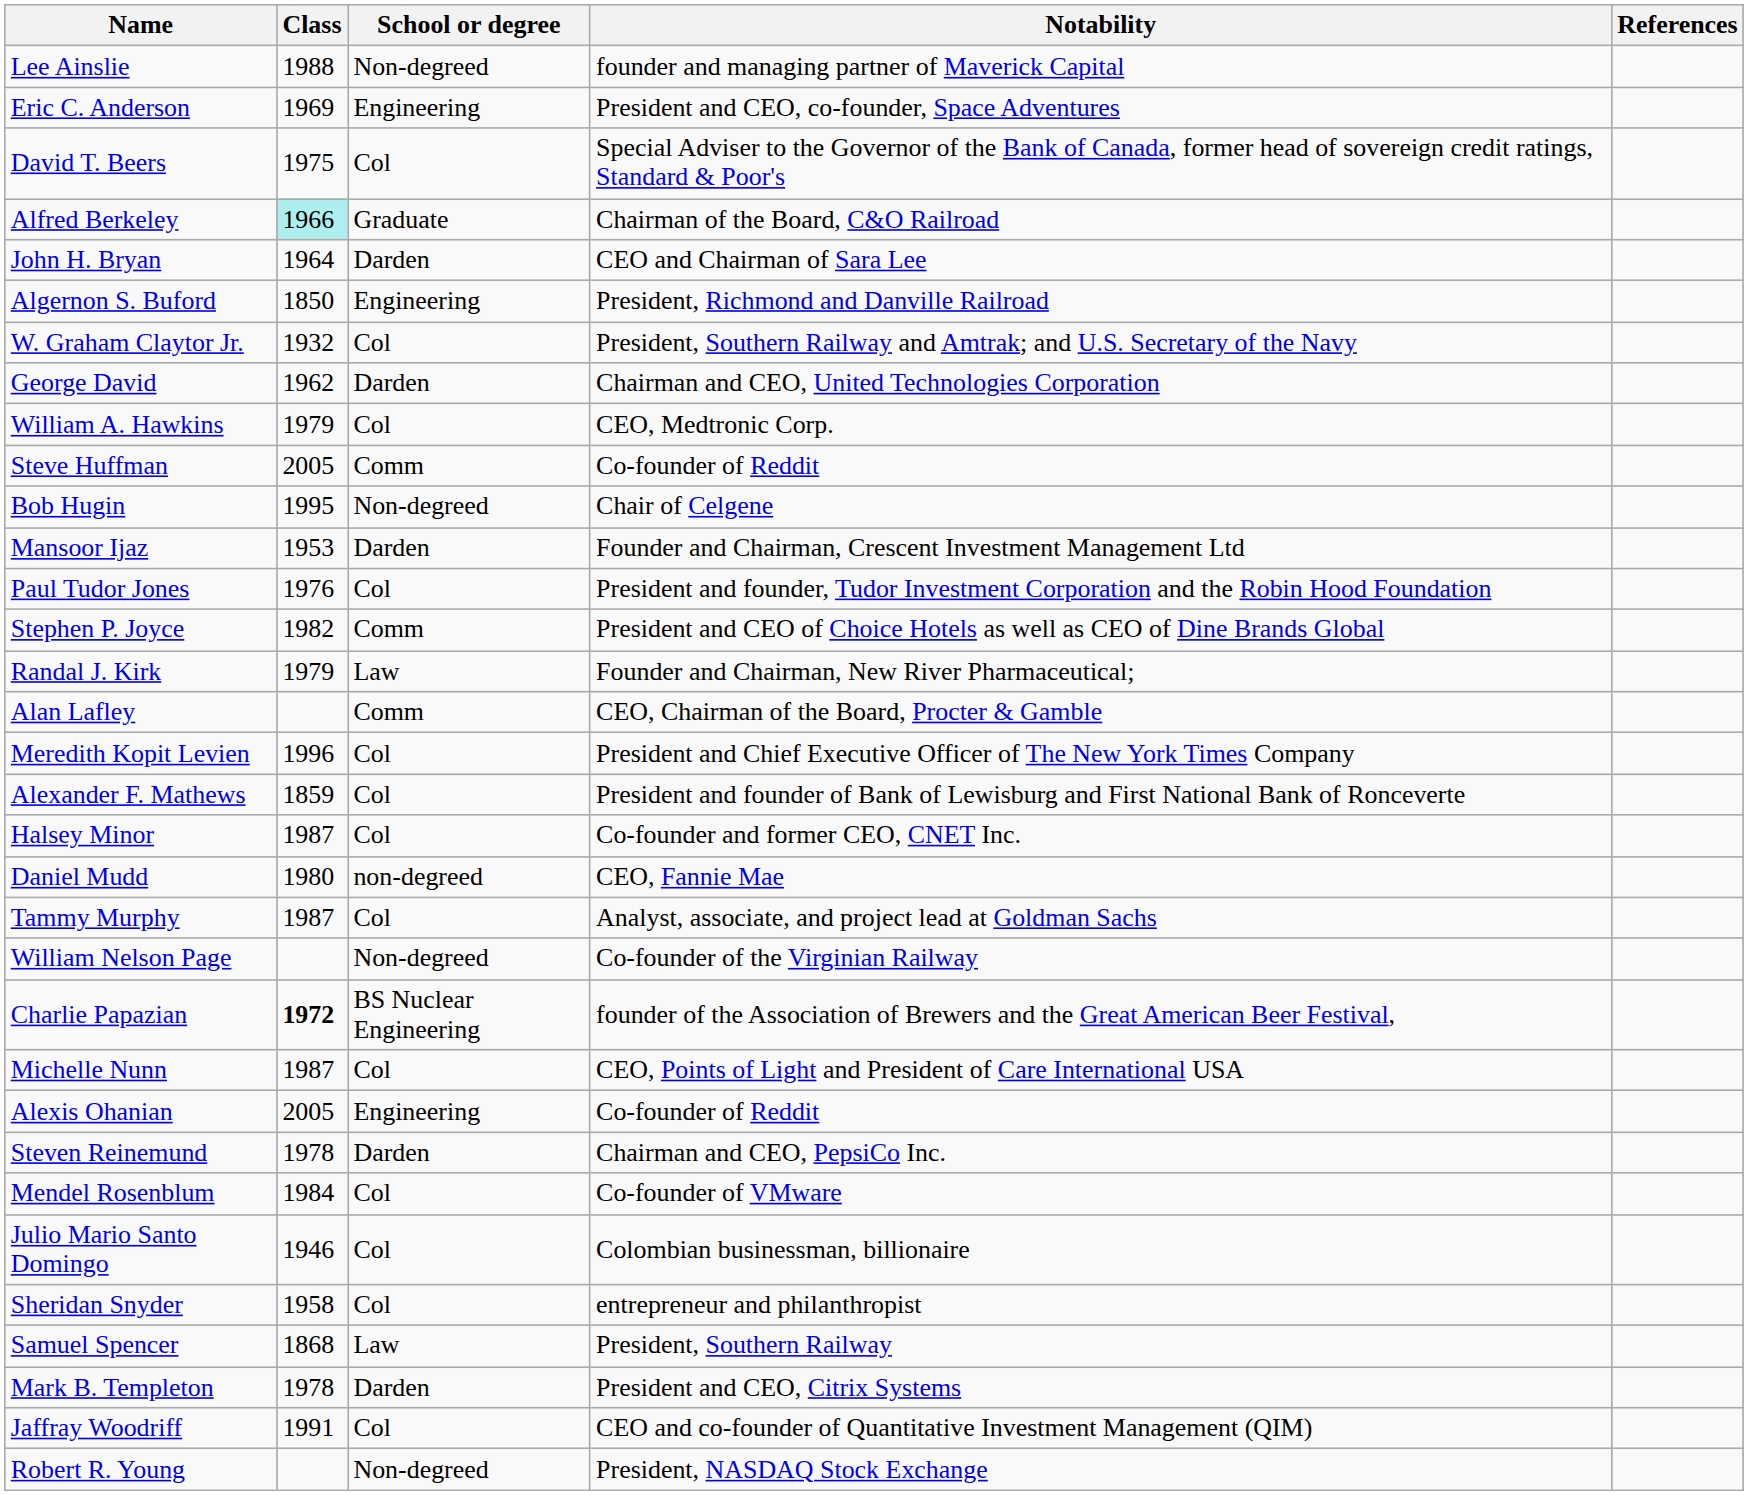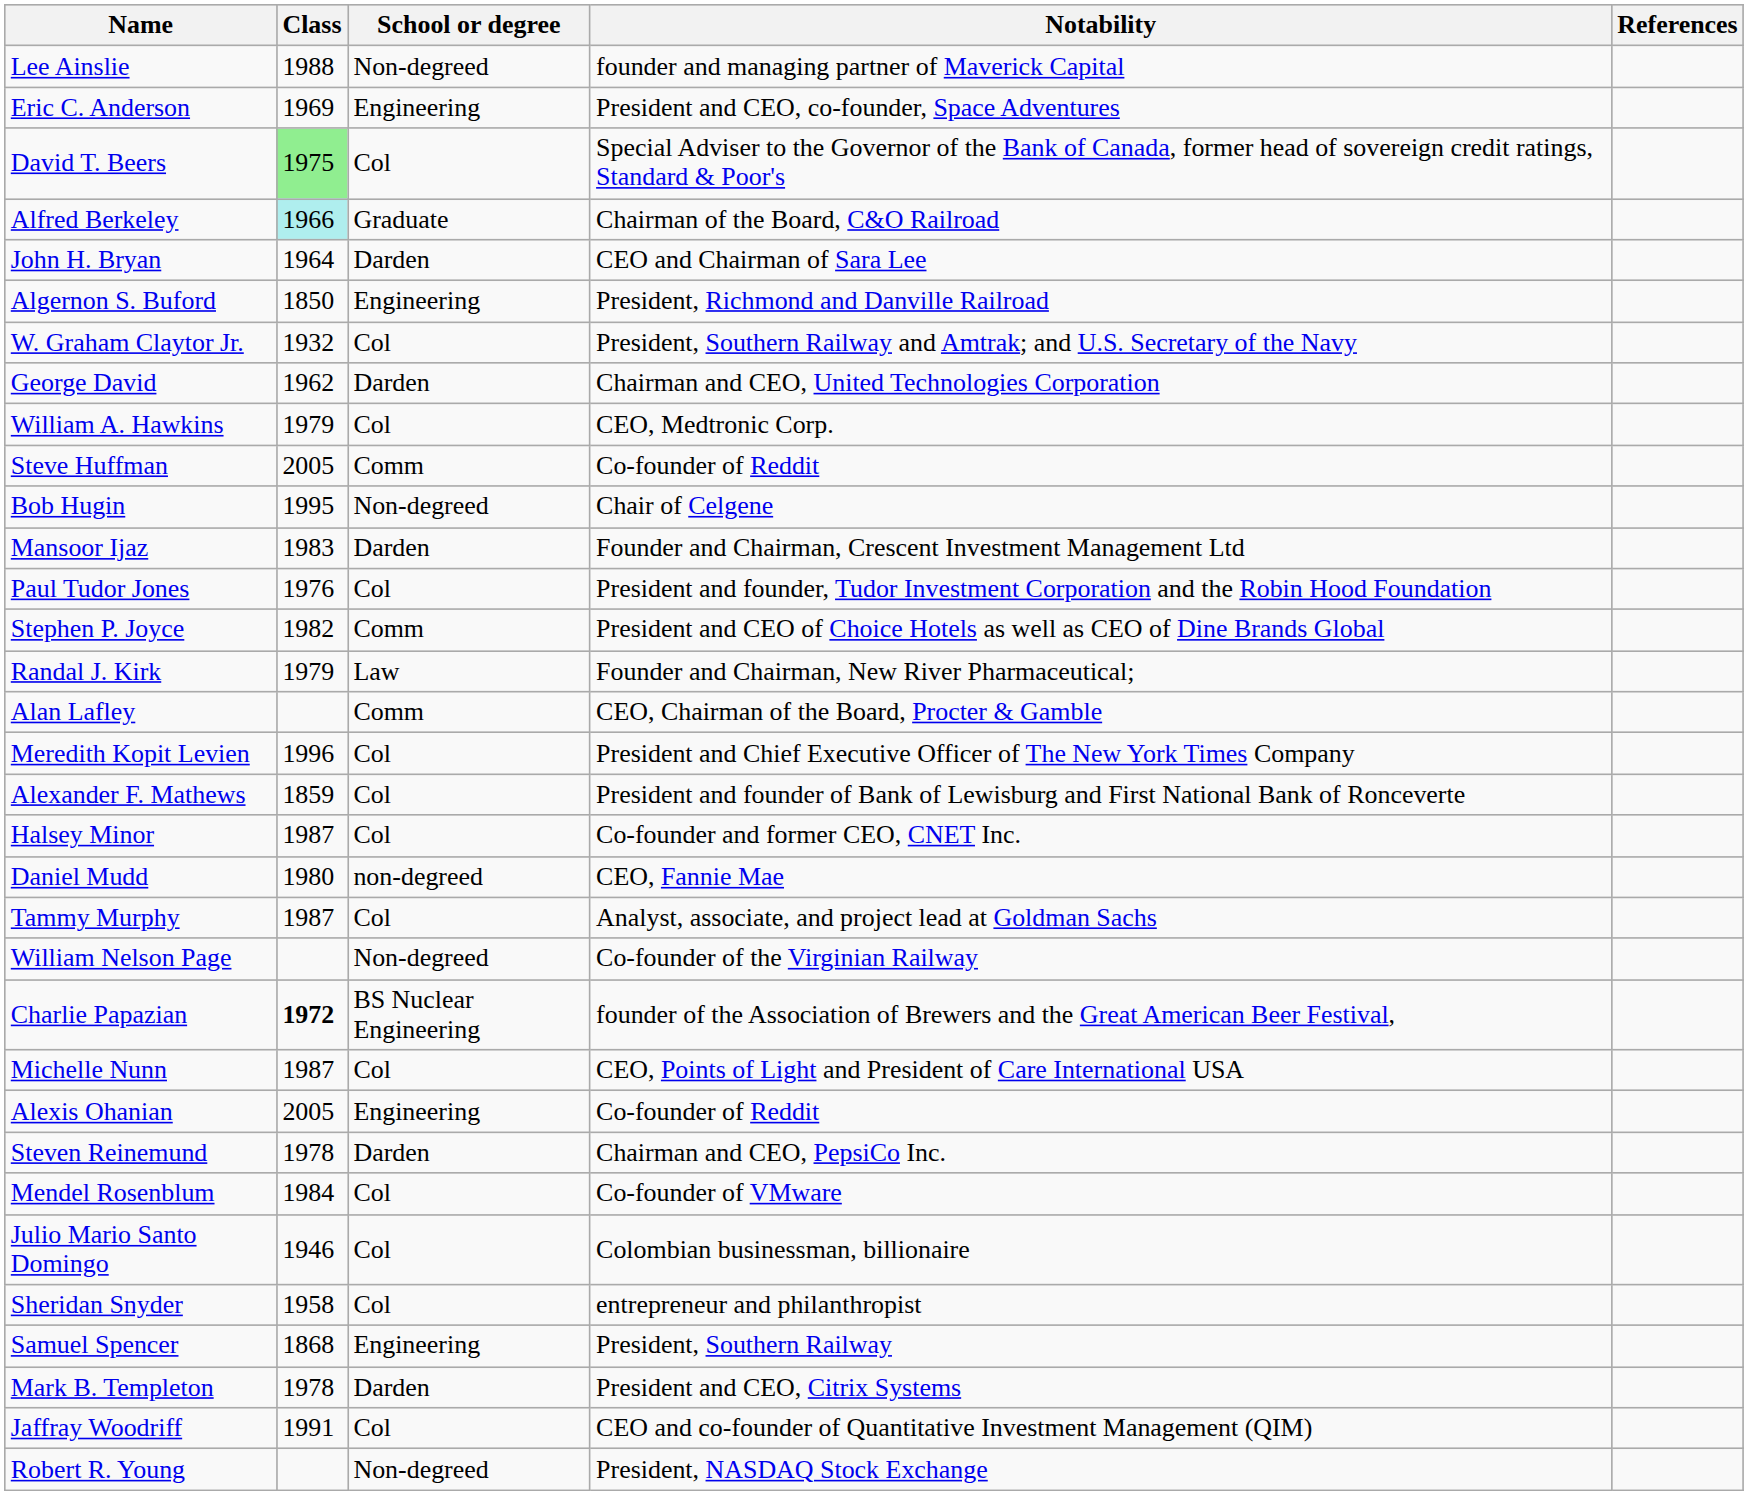(308, 162) no background -> (308, 162) lightgreen background
(308, 547) 1953 -> (308, 547) 1983
(376, 1345) Law -> (417, 1345) Engineering
